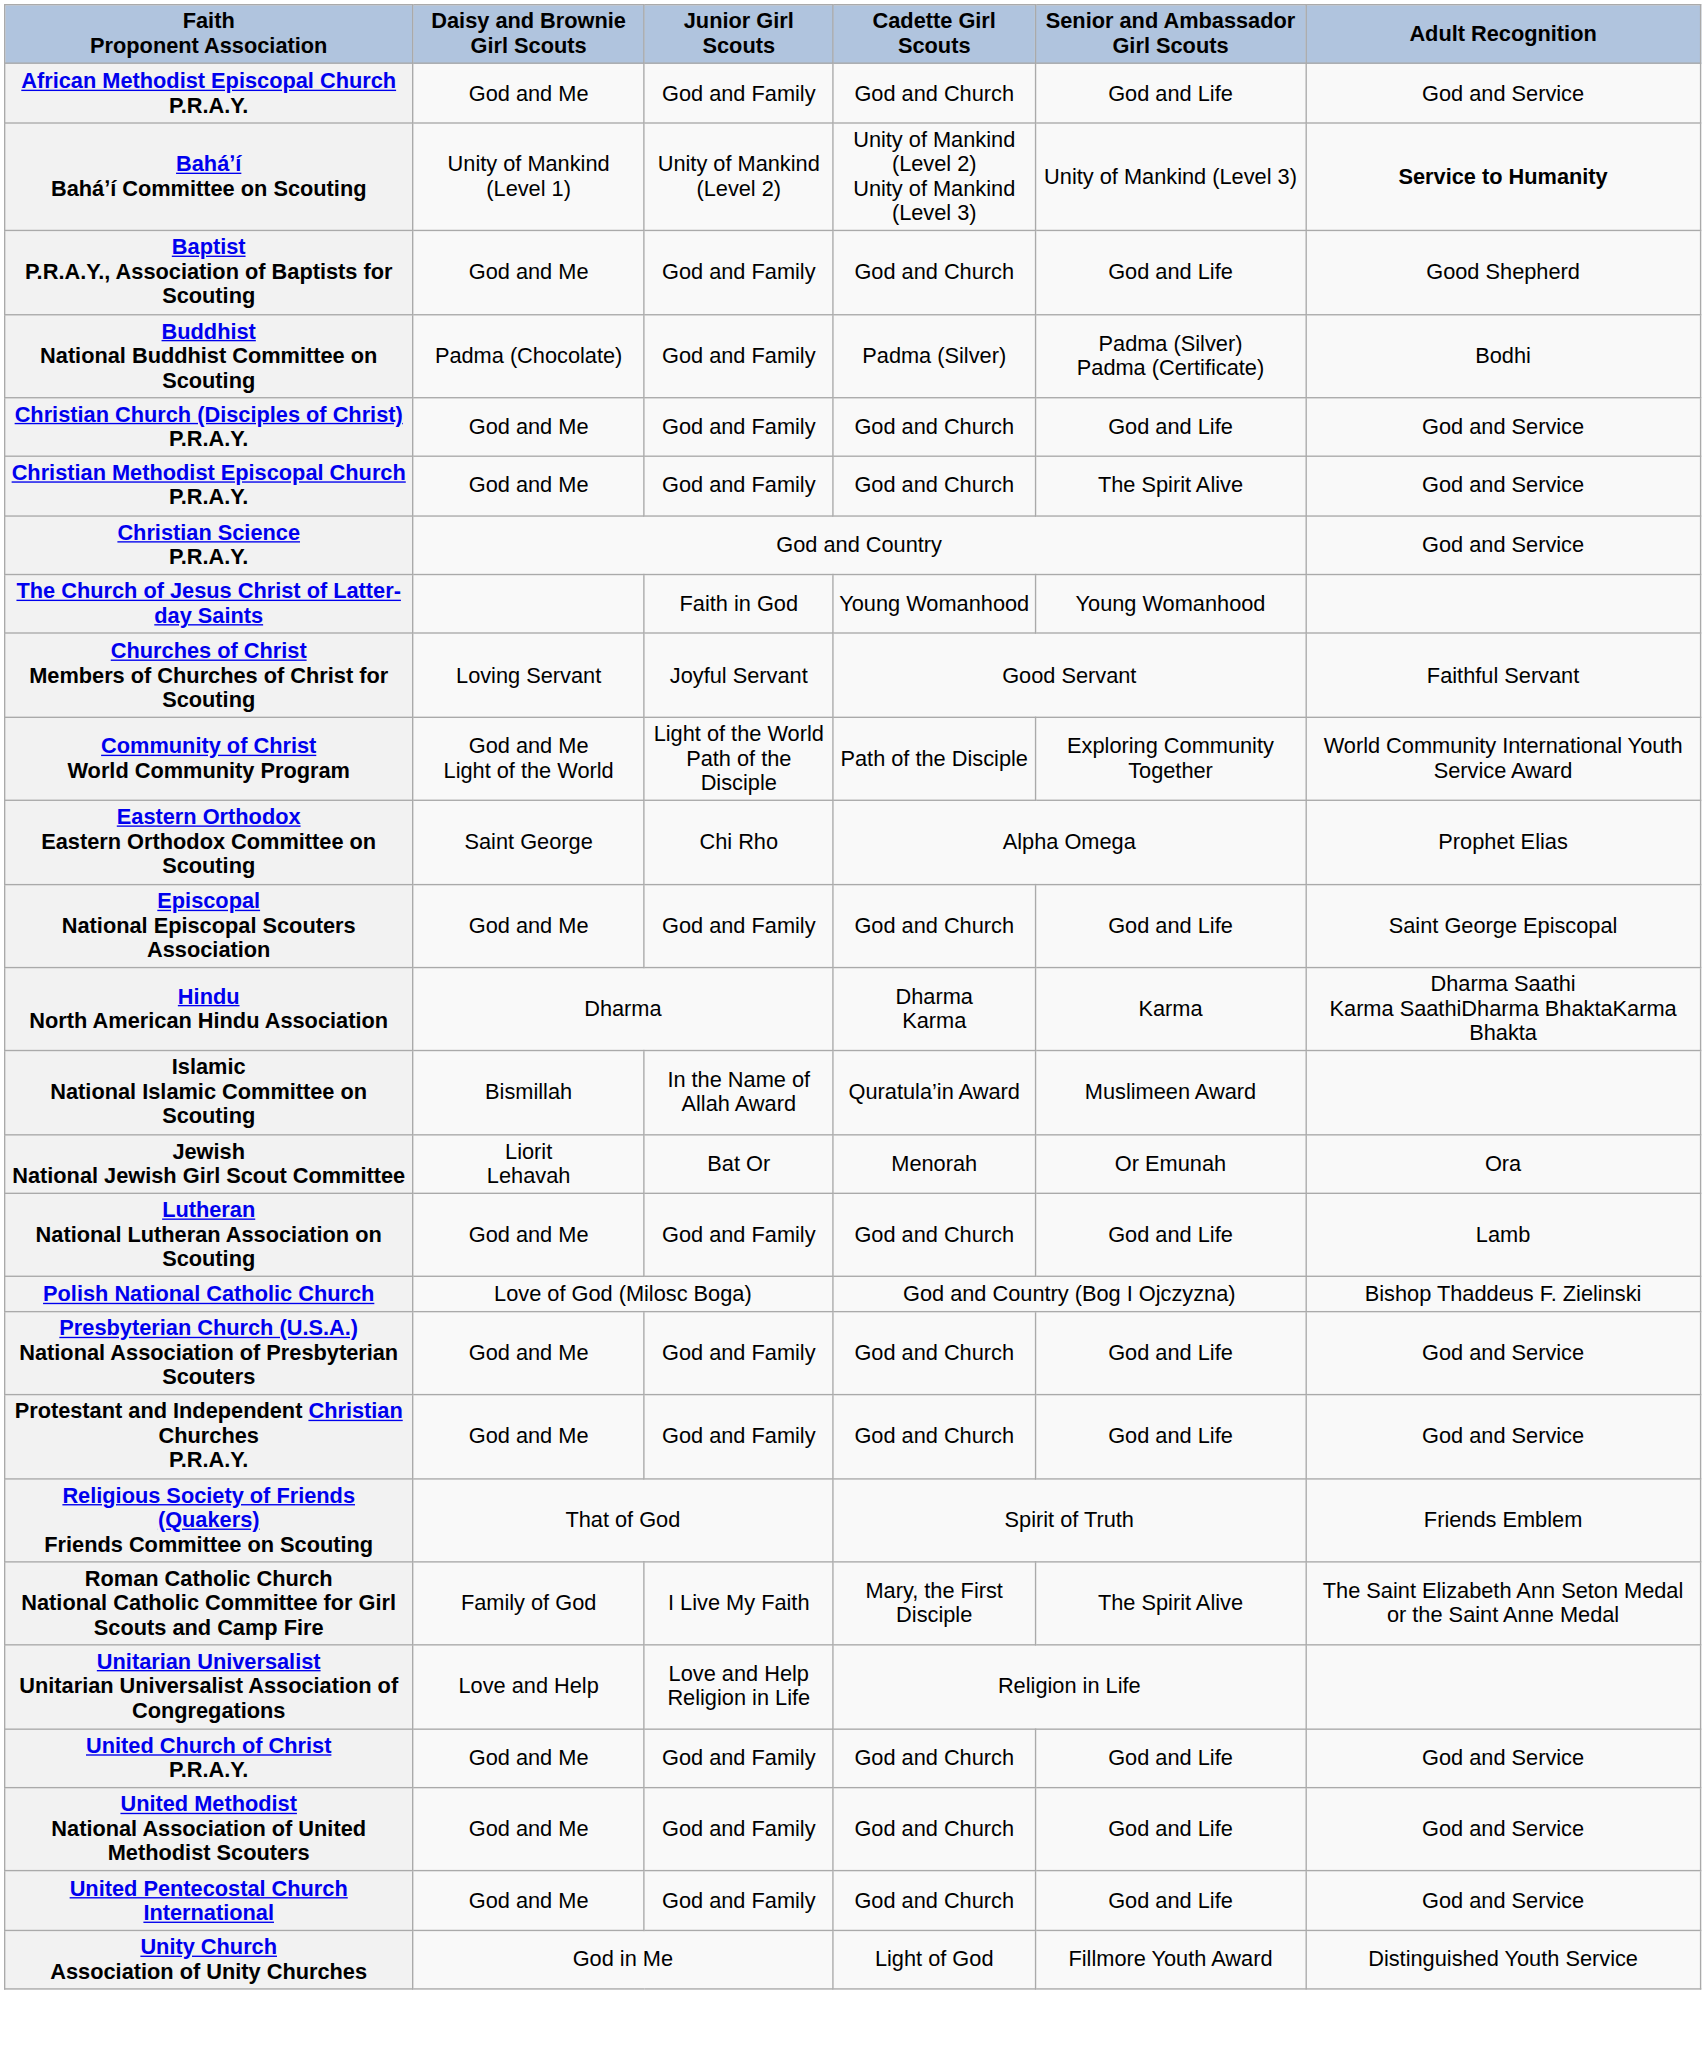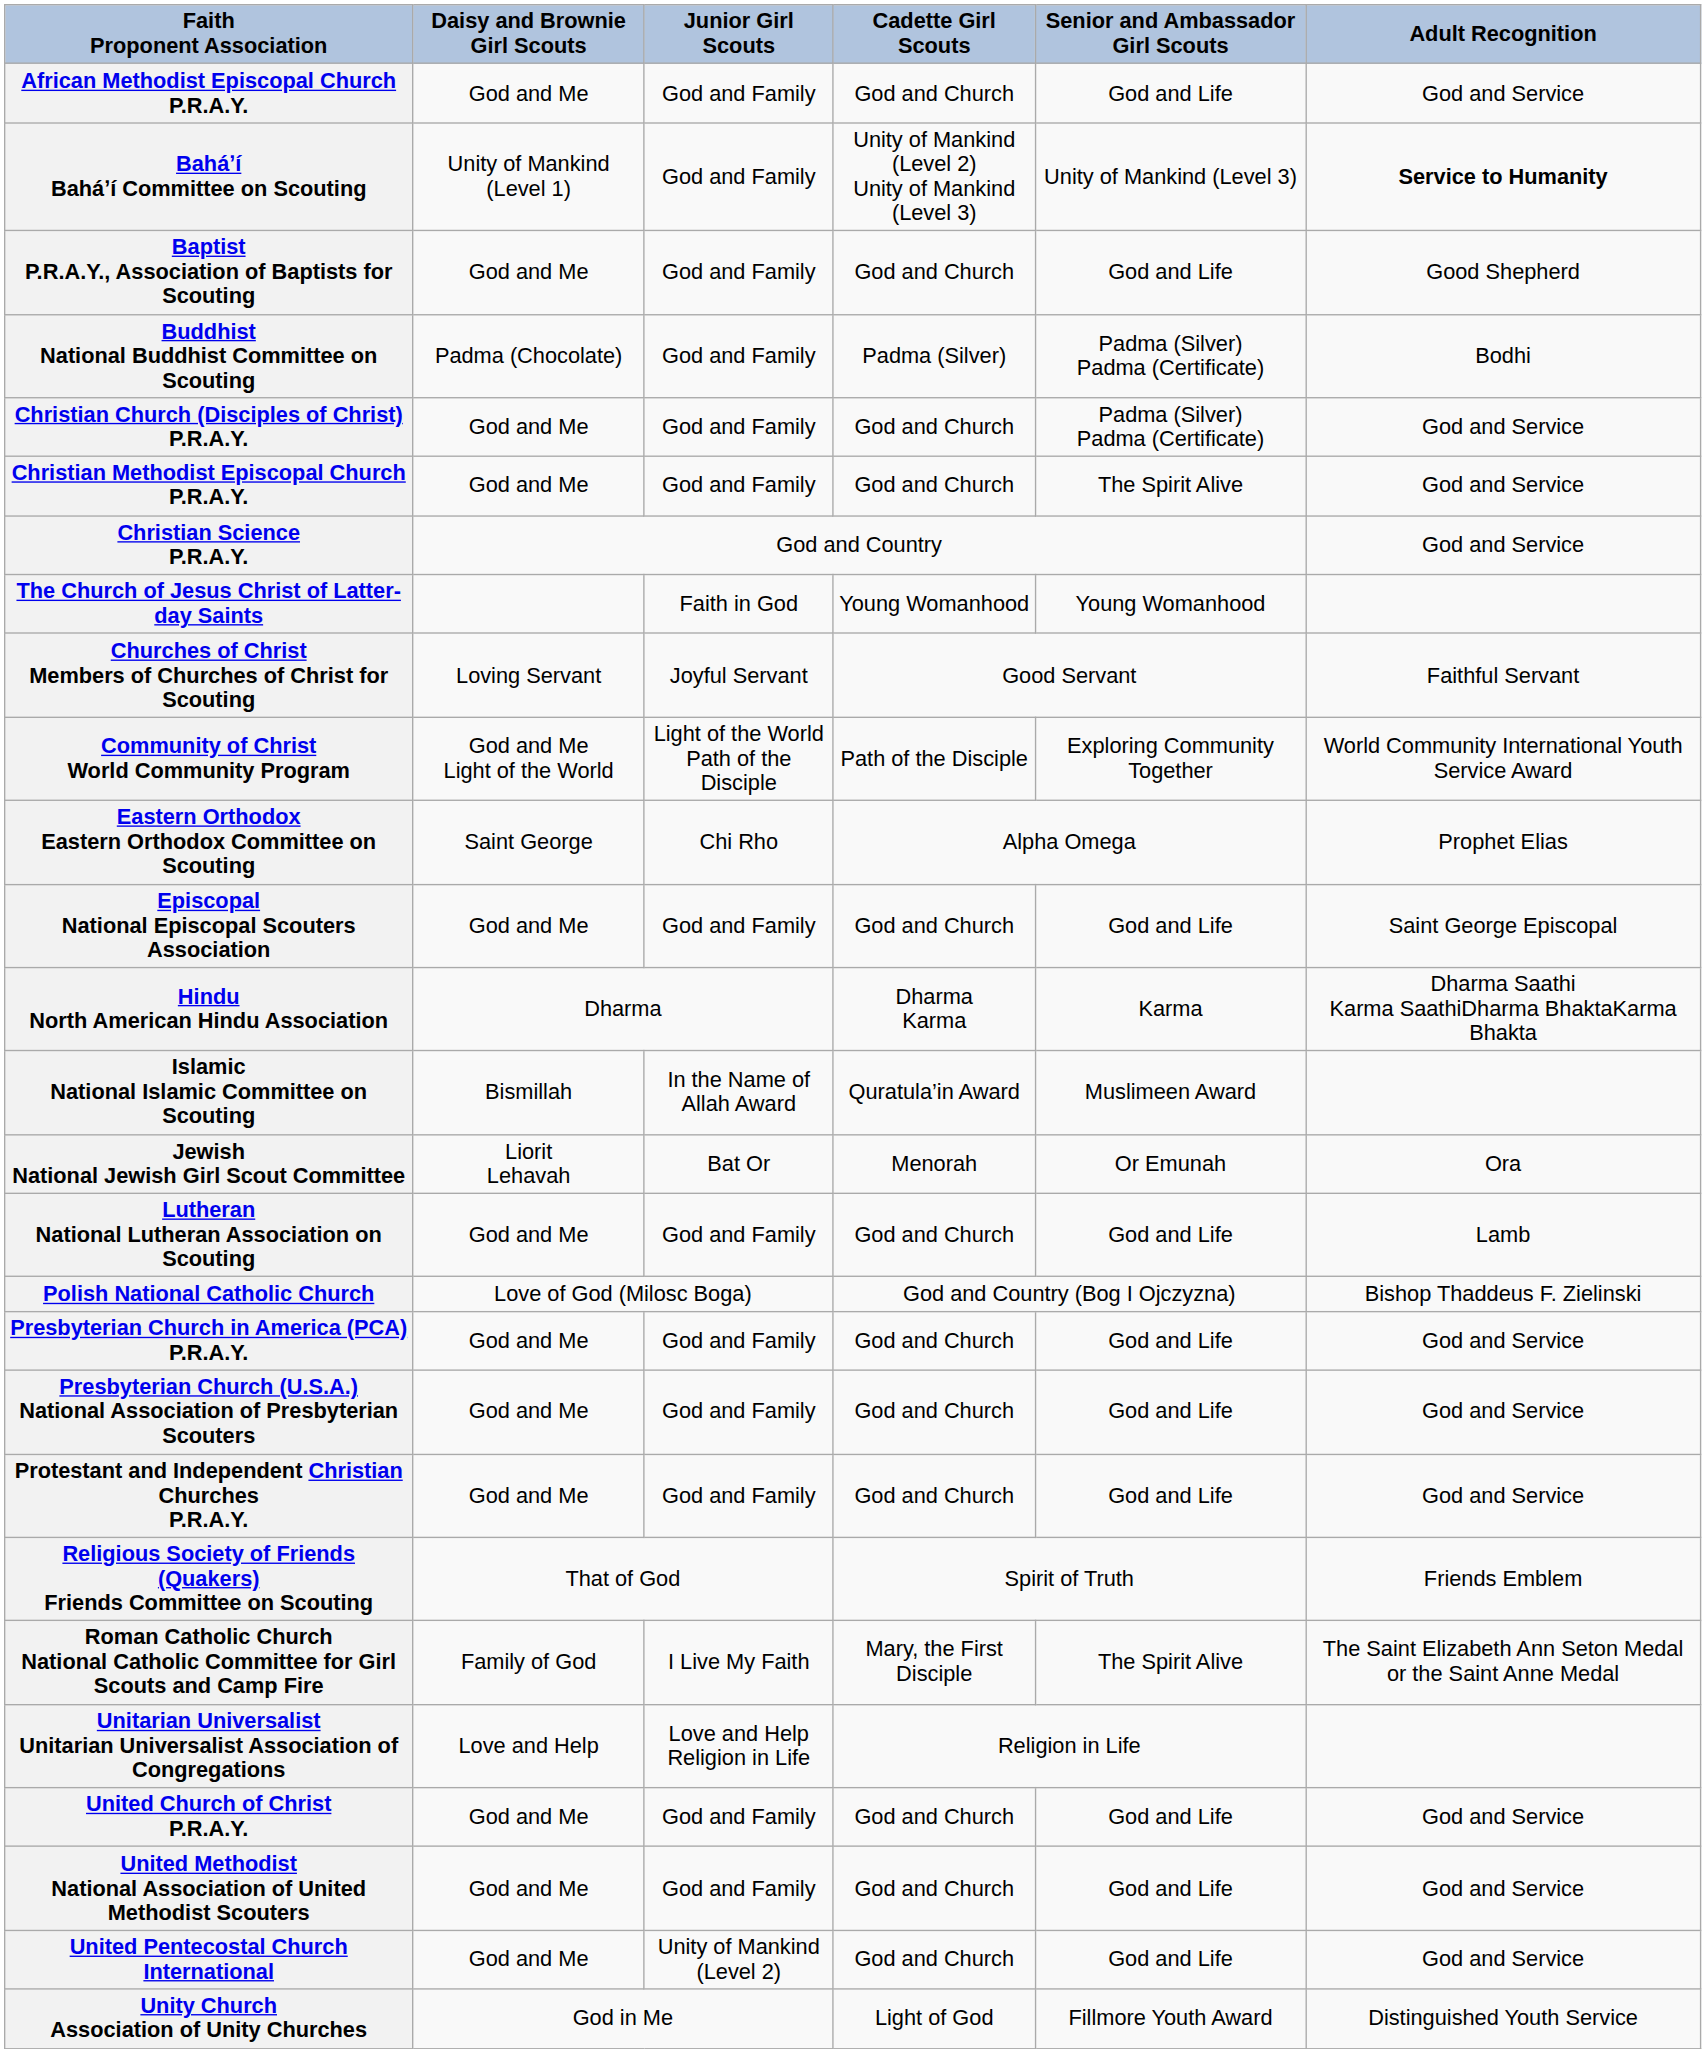(739, 176) Unity of Mankind (Level 2) -> (739, 176) God and Family
(1170, 426) God and Life -> (1170, 426) Padma (Silver) Padma (Certificate)
+ row: (209, 1340)
(739, 1900) God and Family -> (739, 1959) Unity of Mankind (Level 2)
